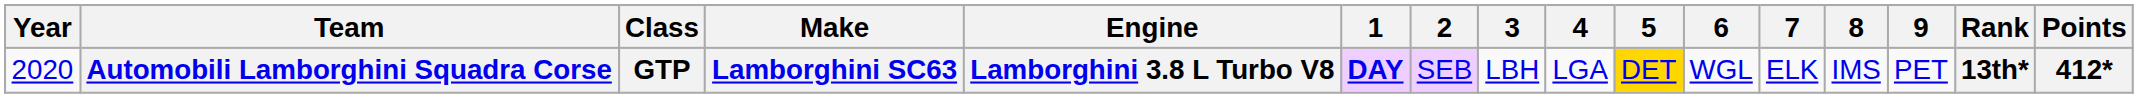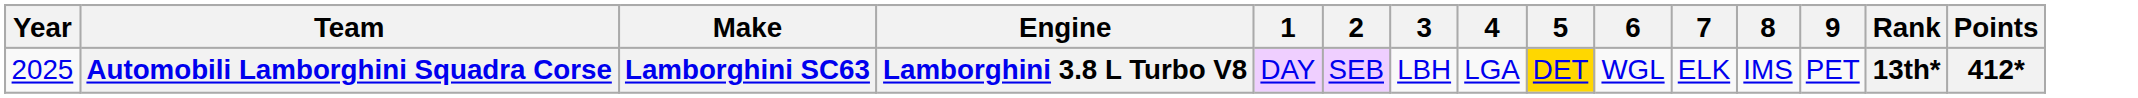- column: (662, 26)
(42, 70) 2020 -> (42, 70) 2025
(1376, 70) bold -> (1288, 70) normal
